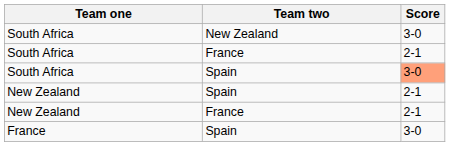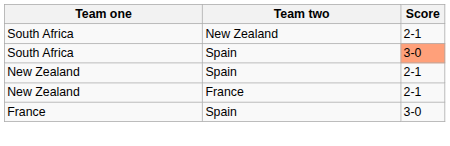(412, 33) 3-0 -> (412, 33) 2-1
- row: (40, 53)
